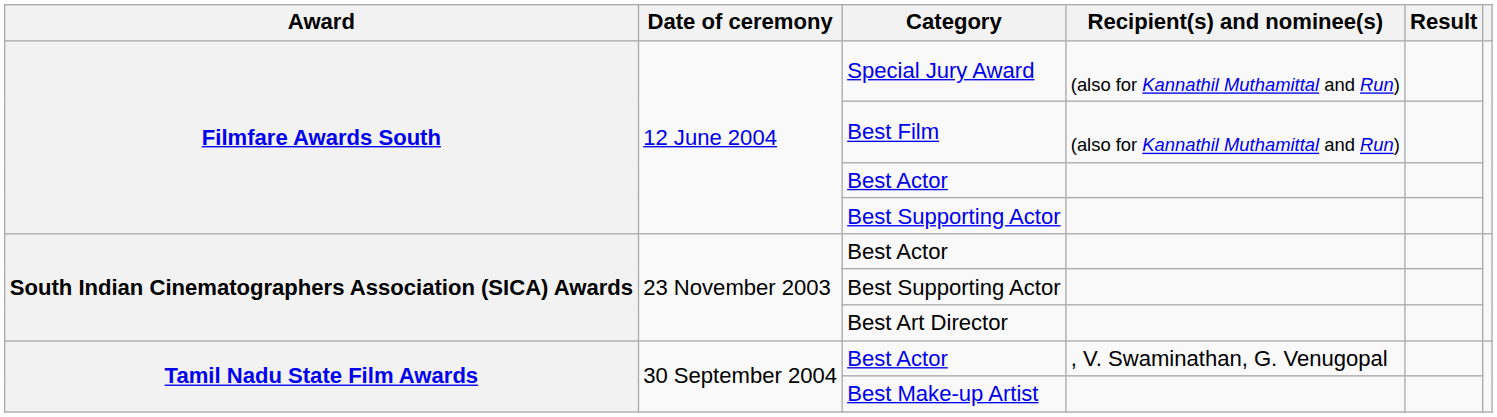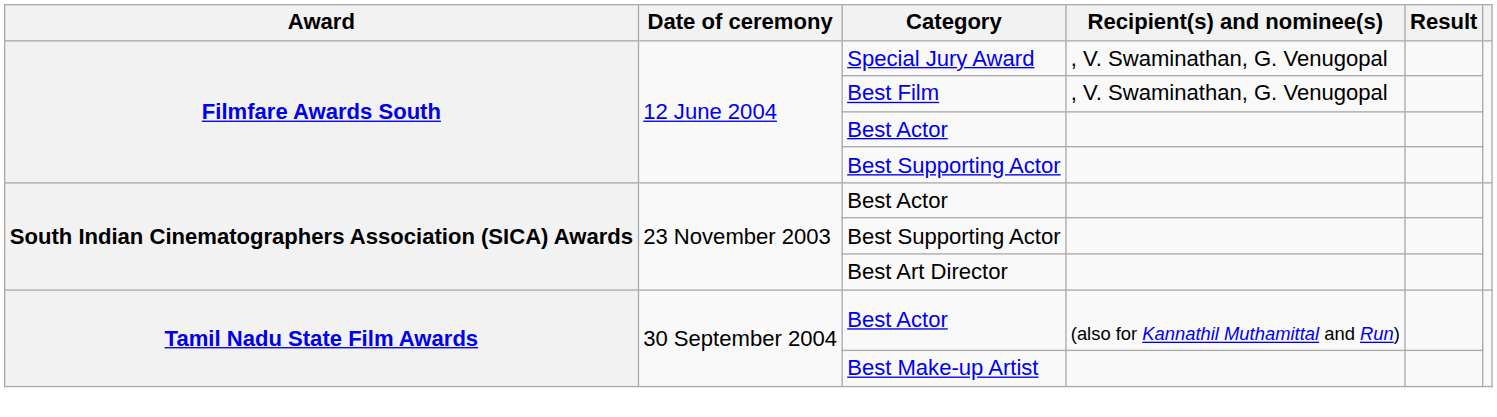(1235, 85) (also for Kannathil Muthamittal and Run) -> (1229, 58) , V. Swaminathan, G. Venugopal
(1235, 146) (also for Kannathil Muthamittal and Run) -> (1229, 93) , V. Swaminathan, G. Venugopal
(1229, 358) , V. Swaminathan, G. Venugopal -> (1235, 334) (also for Kannathil Muthamittal and Run)
